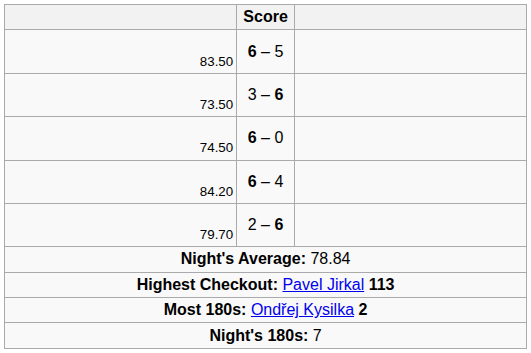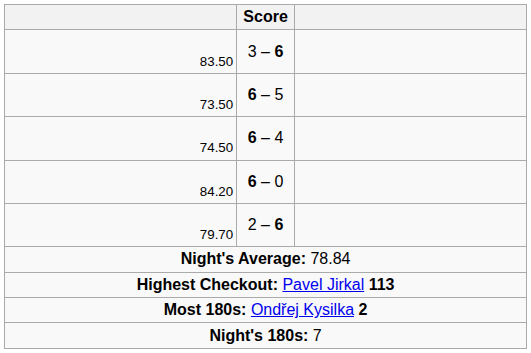(266, 51) 6 – 5 -> (266, 51) 3 – 6
(266, 94) 3 – 6 -> (266, 94) 6 – 5
(266, 138) 6 – 0 -> (266, 138) 6 – 4
(266, 181) 6 – 4 -> (266, 181) 6 – 0
